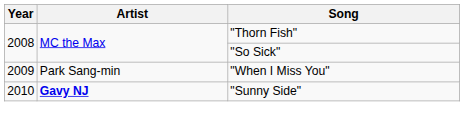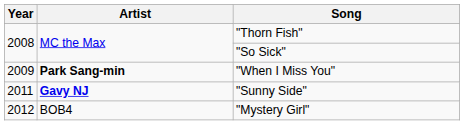(80, 71) normal -> (82, 71) bold
(21, 91) 2010 -> (20, 91) 2011
+ row: (273, 110)
